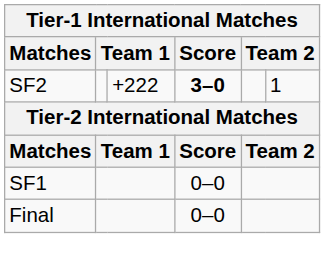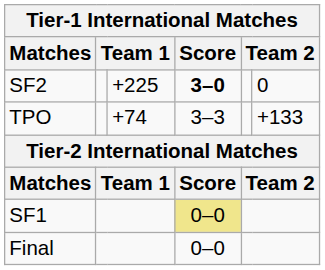(135, 85) +222 -> (135, 85) +225
(276, 85) 1 -> (263, 85) 0
+ row: (30, 118)
(208, 183) no background -> (208, 215) khaki background
